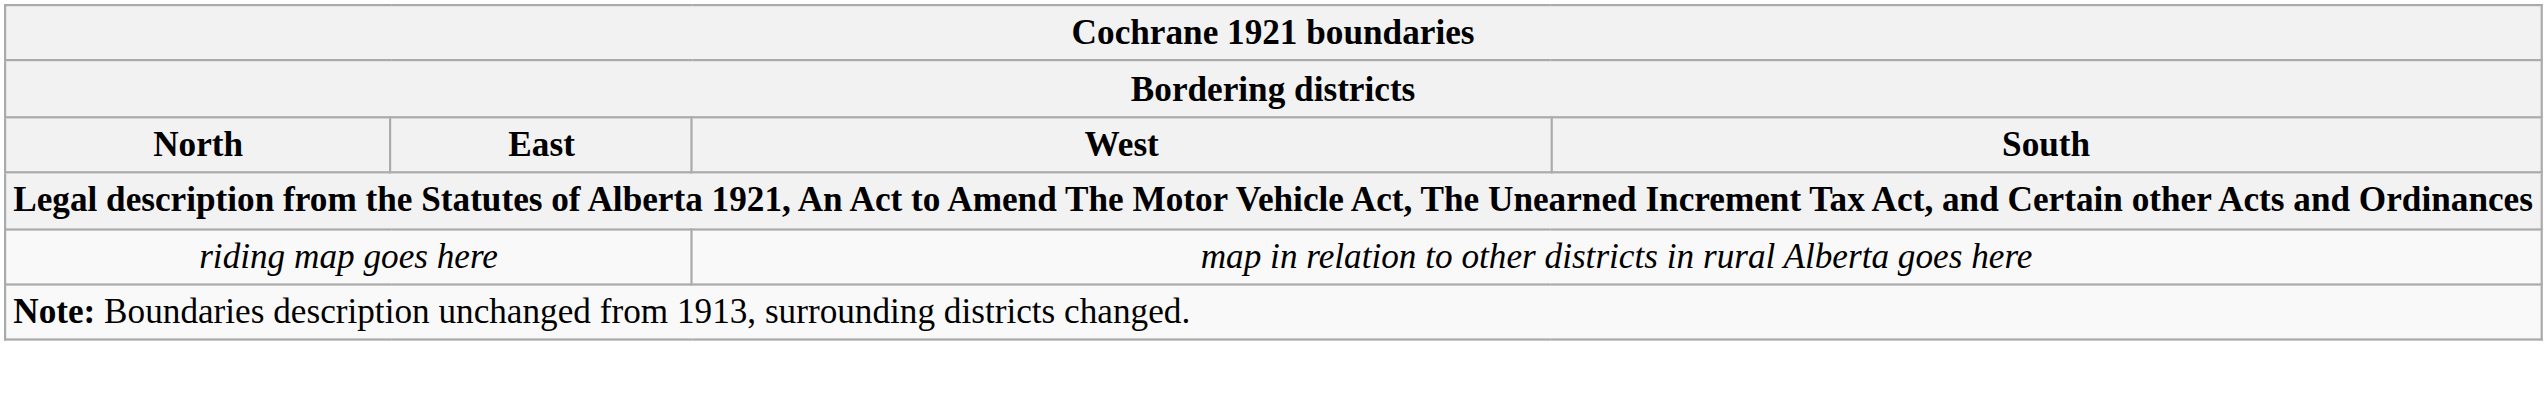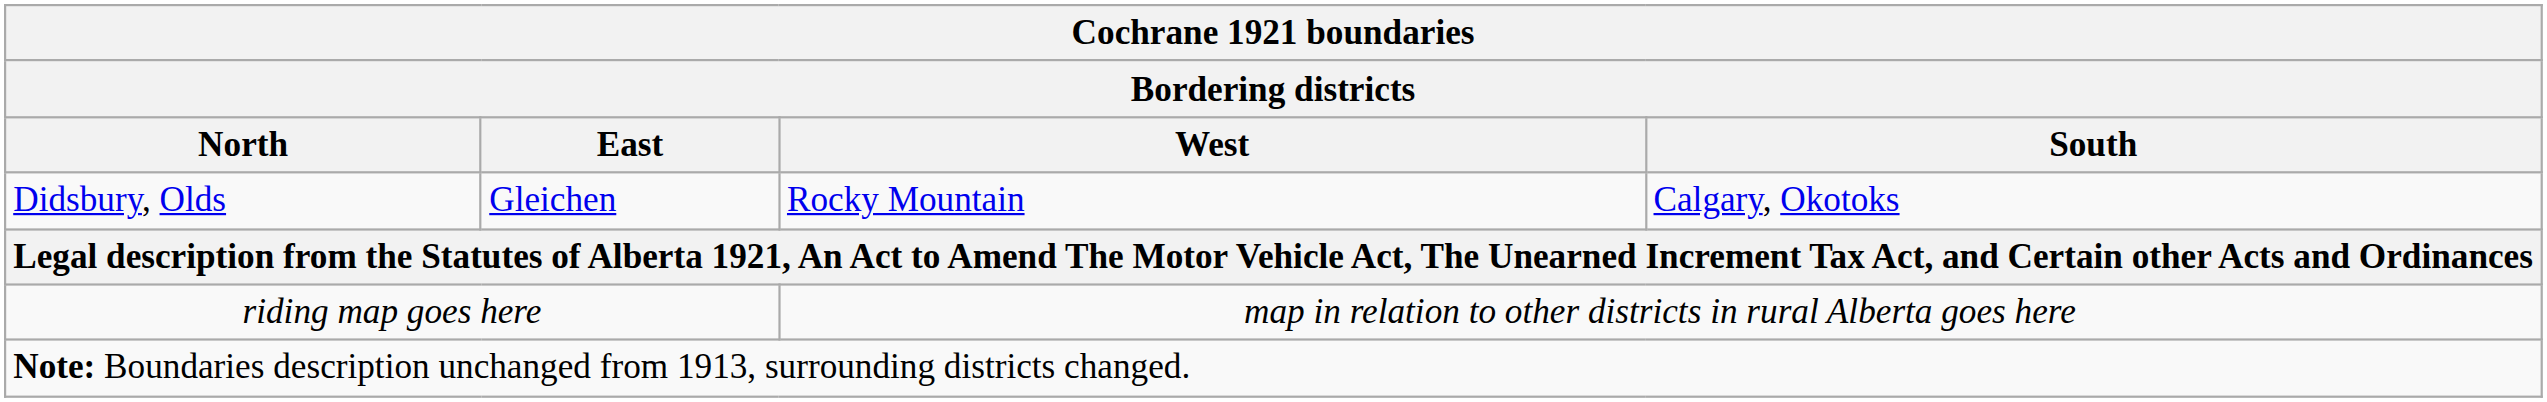+ row: (120, 199)
